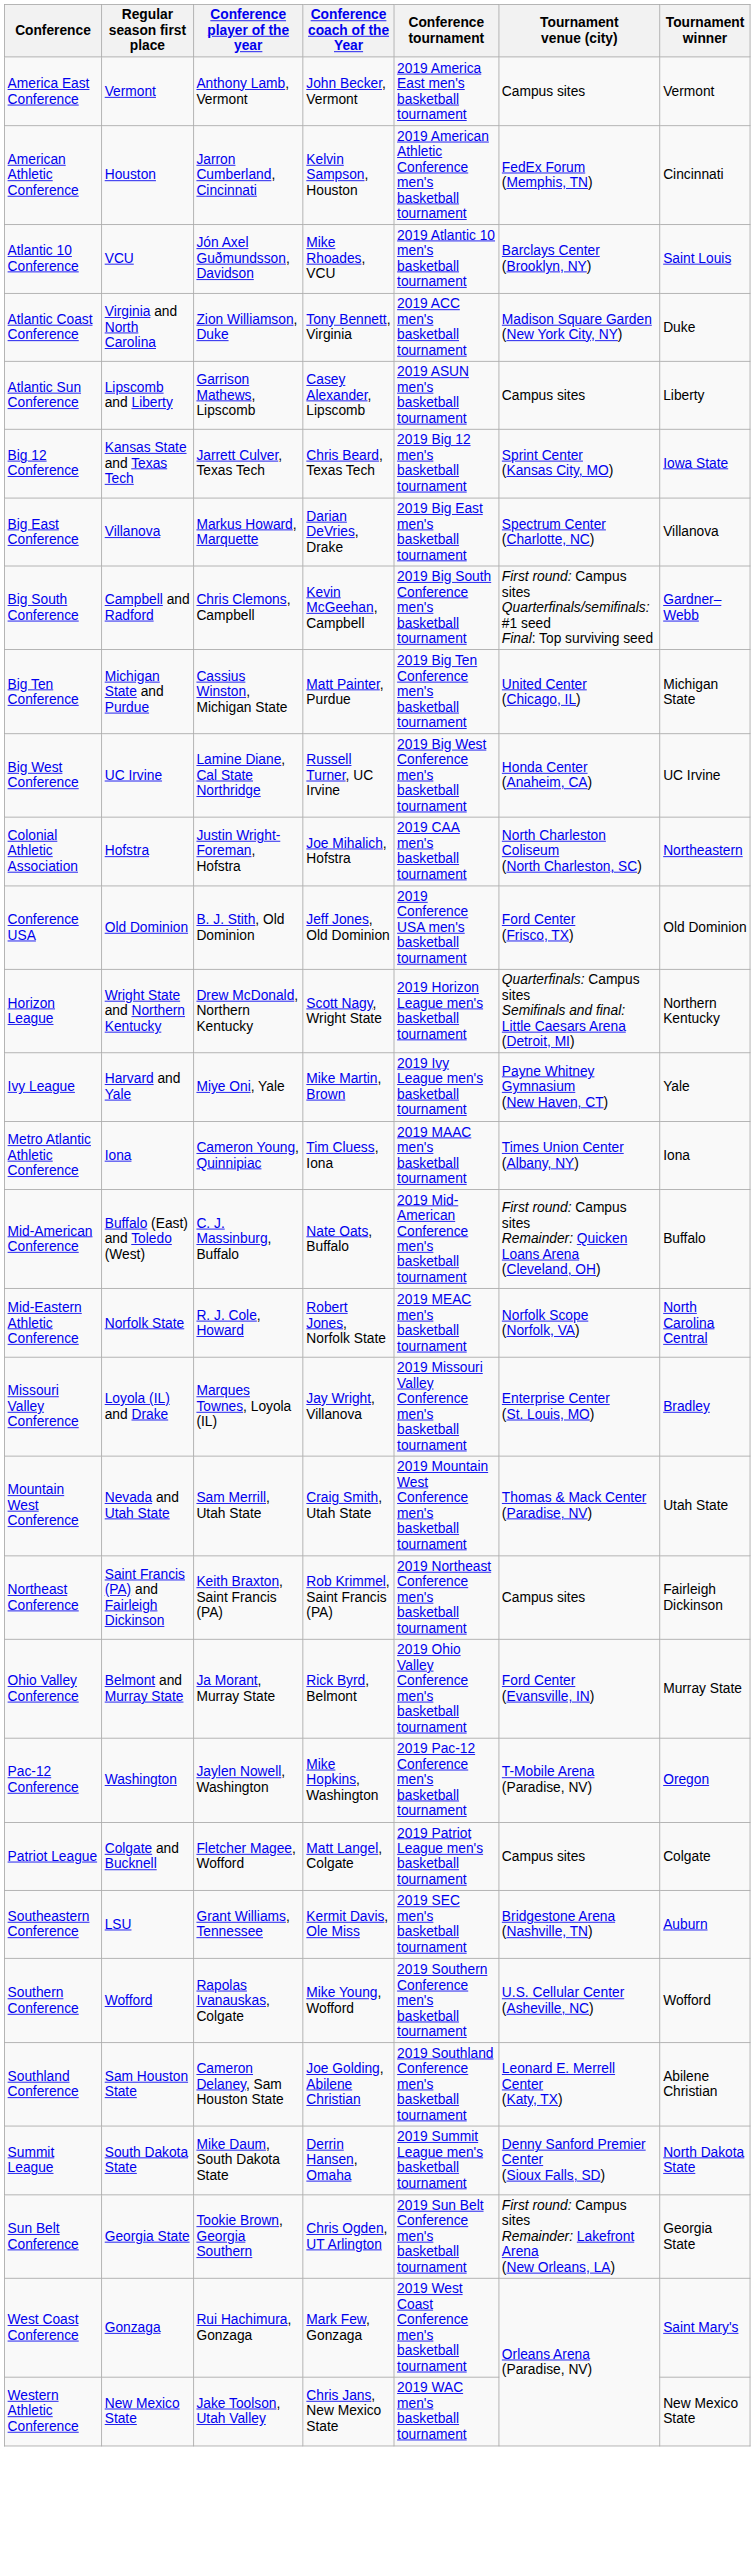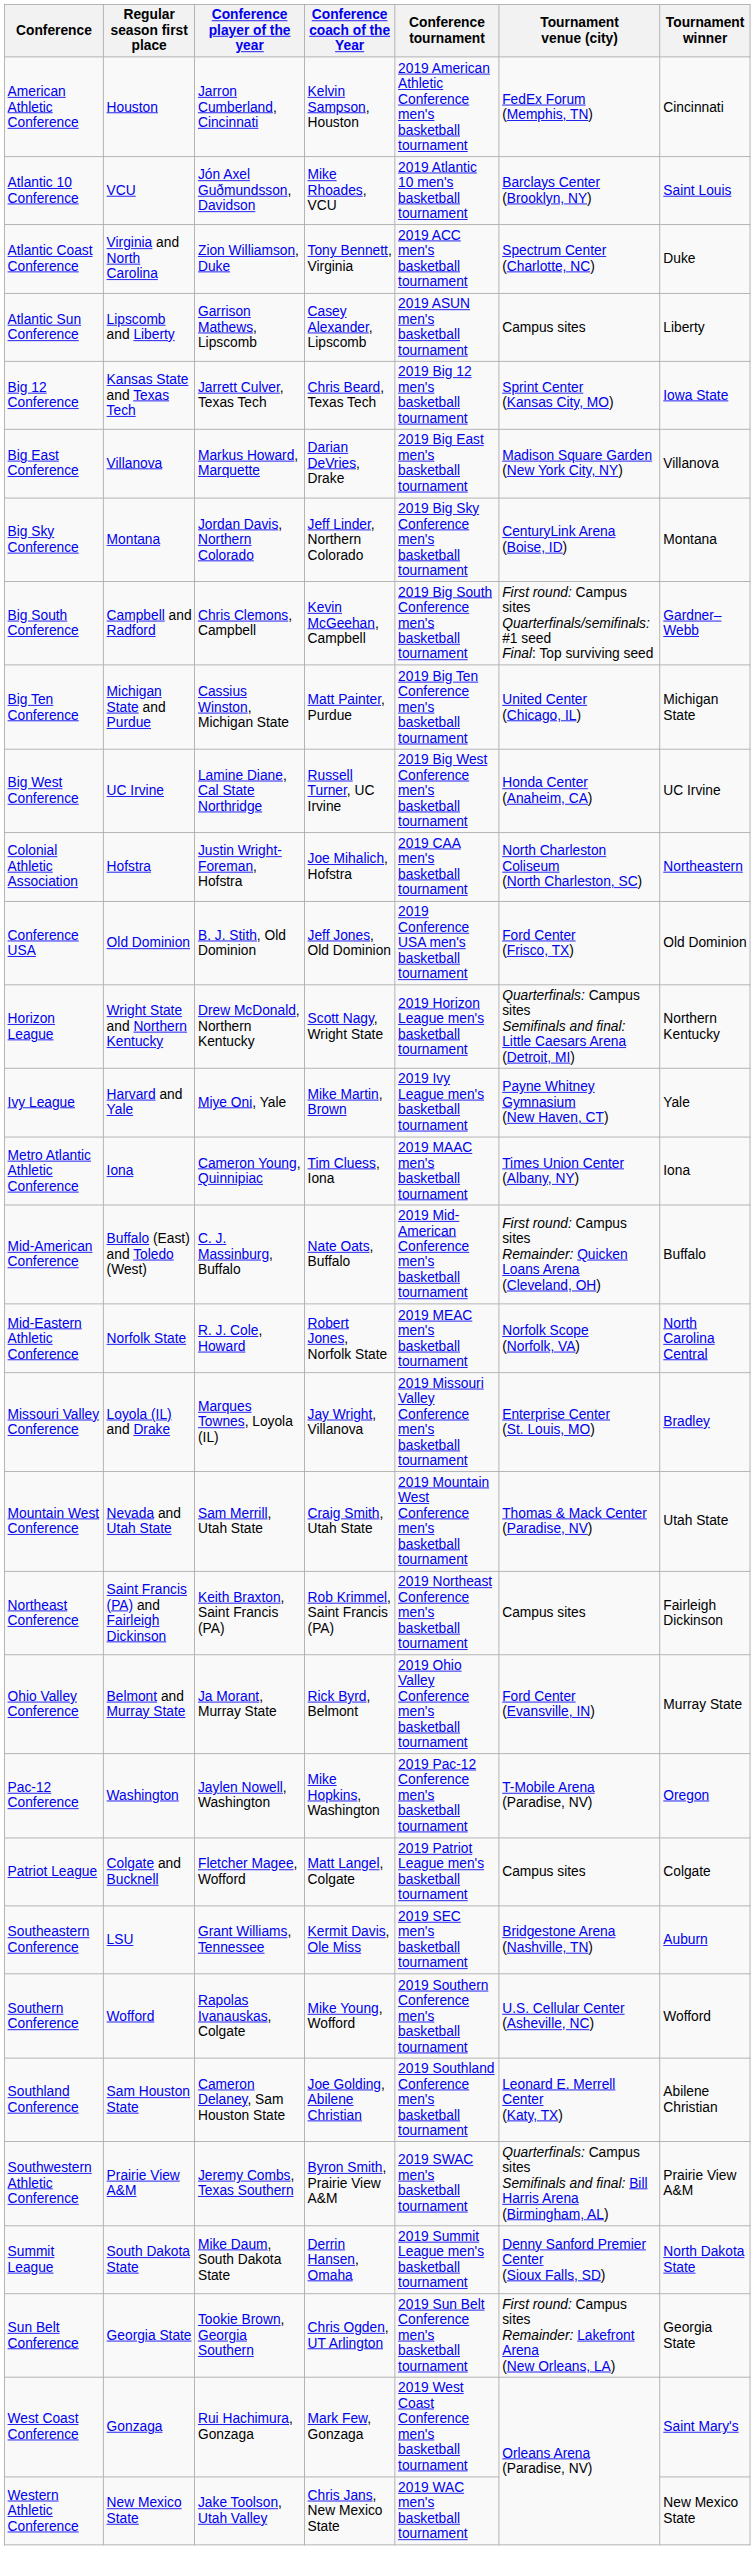- row: (49, 91)
(577, 327) Madison Square Garden (New York City, NY) -> (554, 258) Spectrum Center (Charlotte, NC)
(554, 531) Spectrum Center (Charlotte, NC) -> (577, 463) Madison Square Garden (New York City, NY)
+ row: (43, 539)
+ row: (50, 2183)
